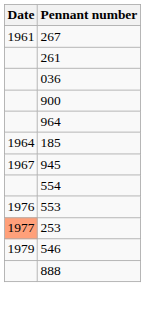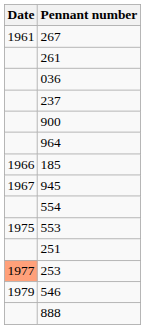+ row: (51, 100)
(21, 143) 1964 -> (21, 164) 1966
(21, 206) 1976 -> (21, 228) 1975
+ row: (51, 249)
